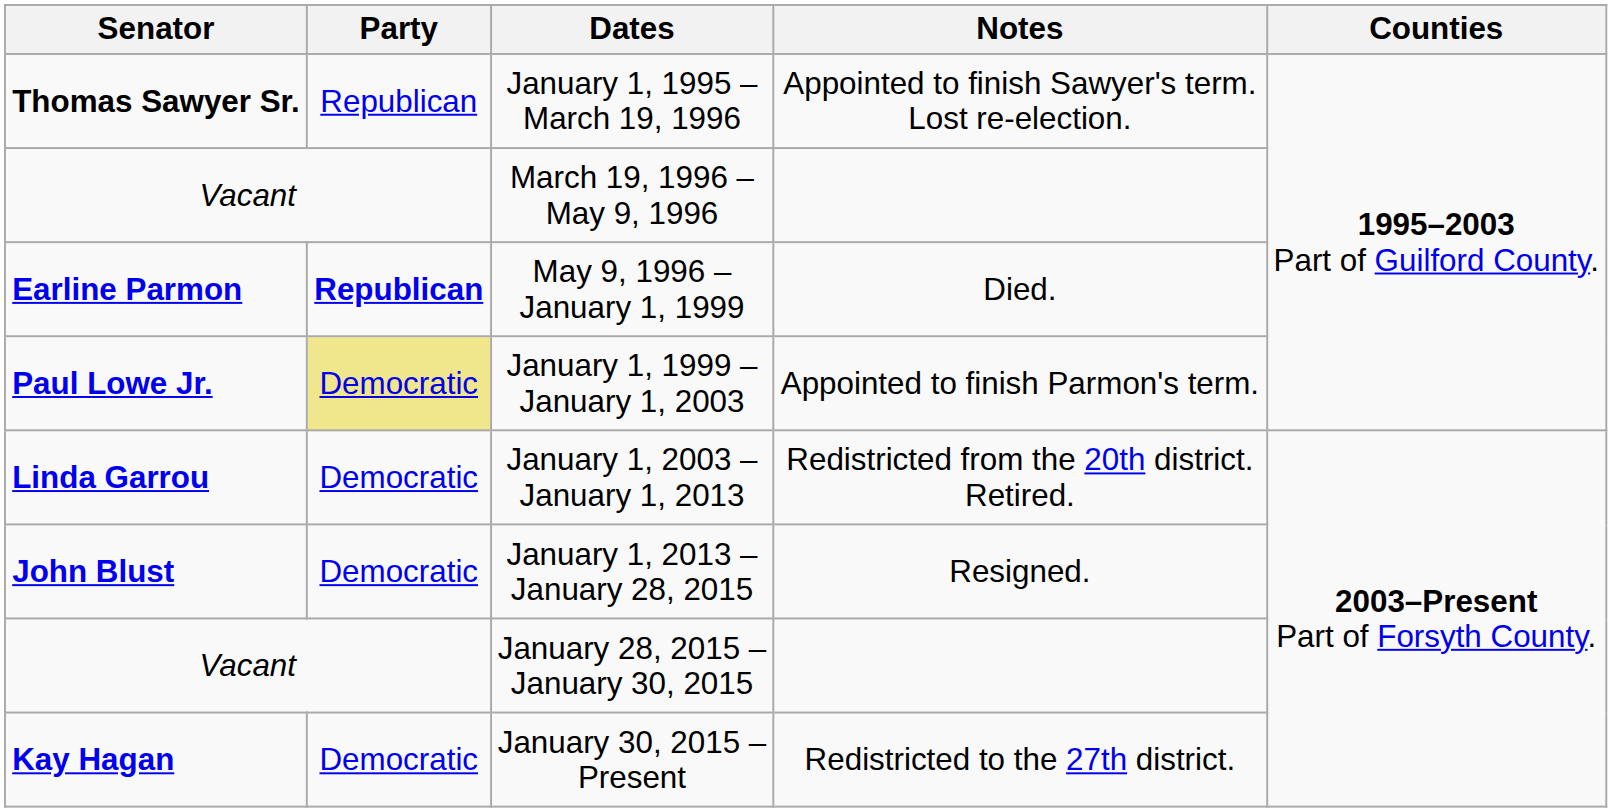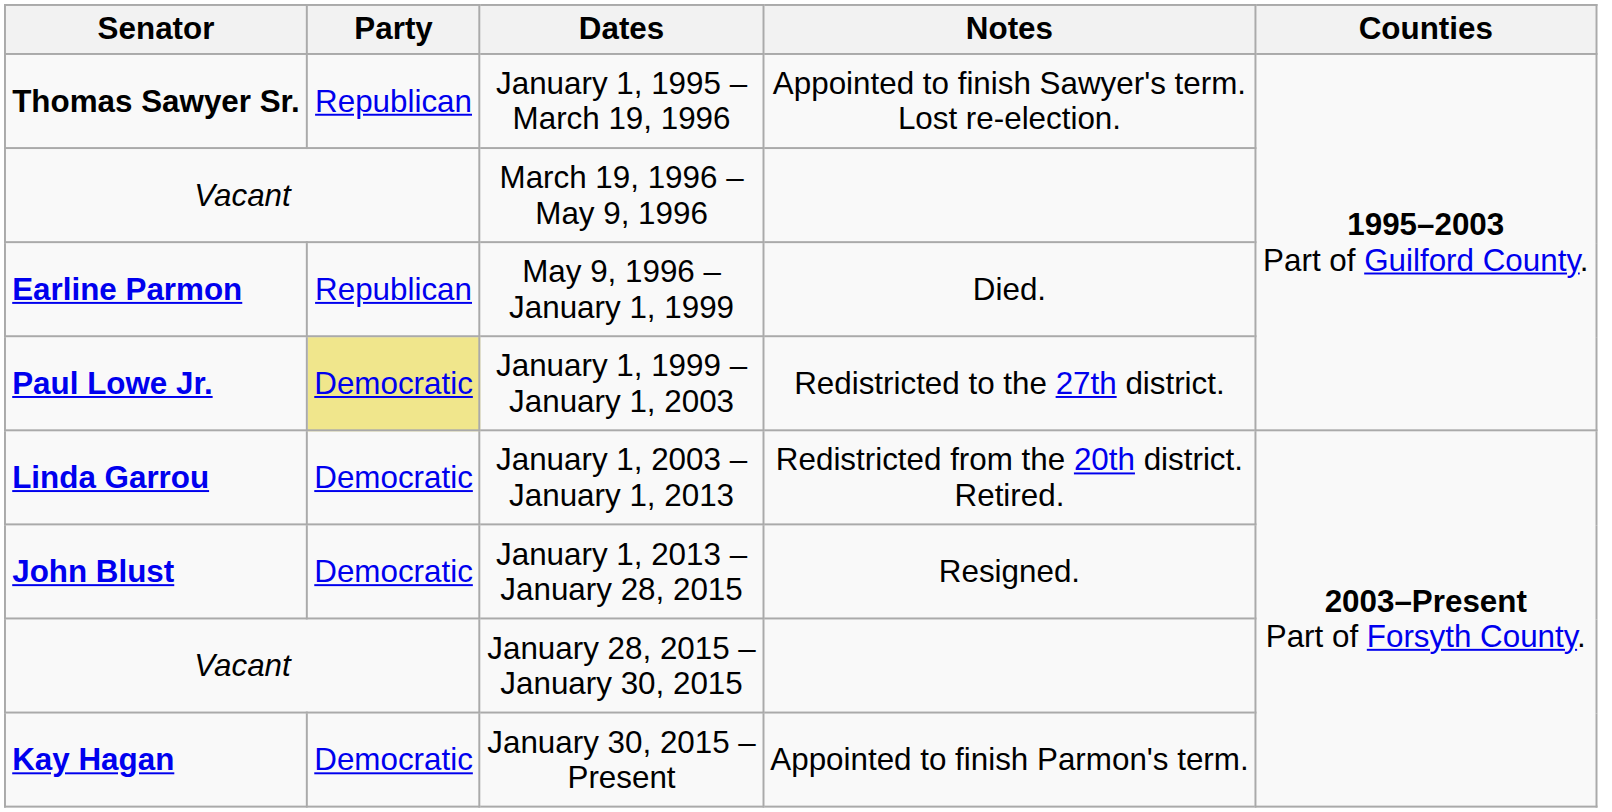(399, 289) bold -> (394, 289) normal
(1020, 383) Appointed to finish Parmon's term. -> (1009, 383) Redistricted to the 27th district.
(1020, 759) Redistricted to the 27th district. -> (1009, 759) Appointed to finish Parmon's term.
